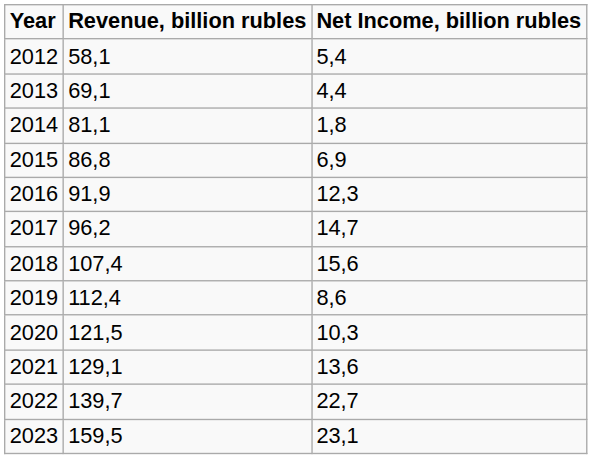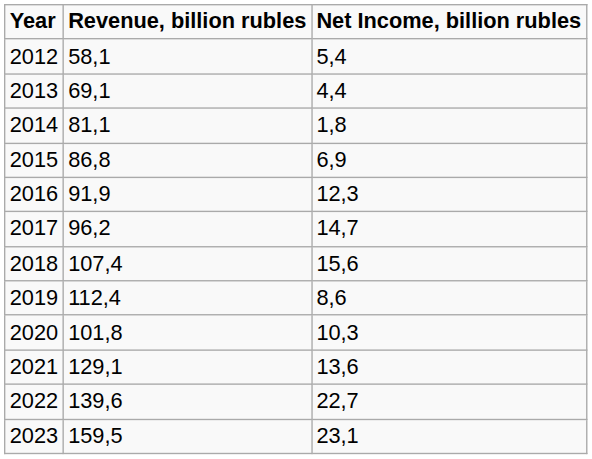(95, 332) 121,5 -> (95, 332) 101,8
(95, 401) 139,7 -> (95, 401) 139,6
